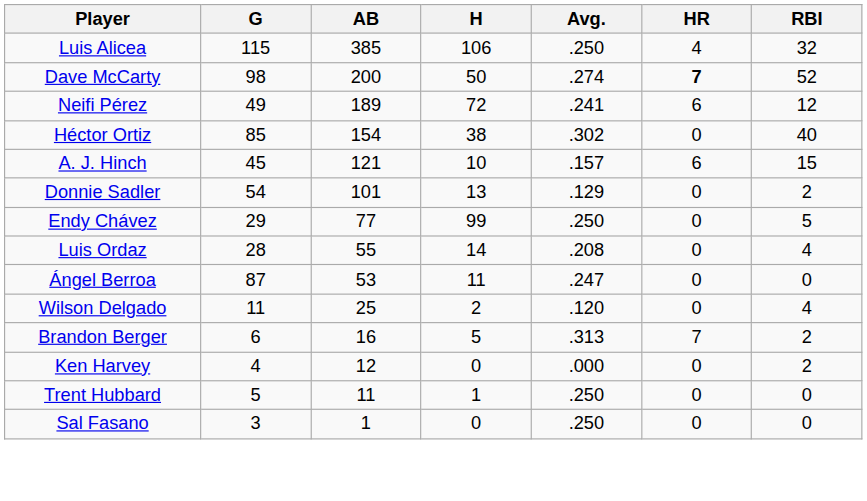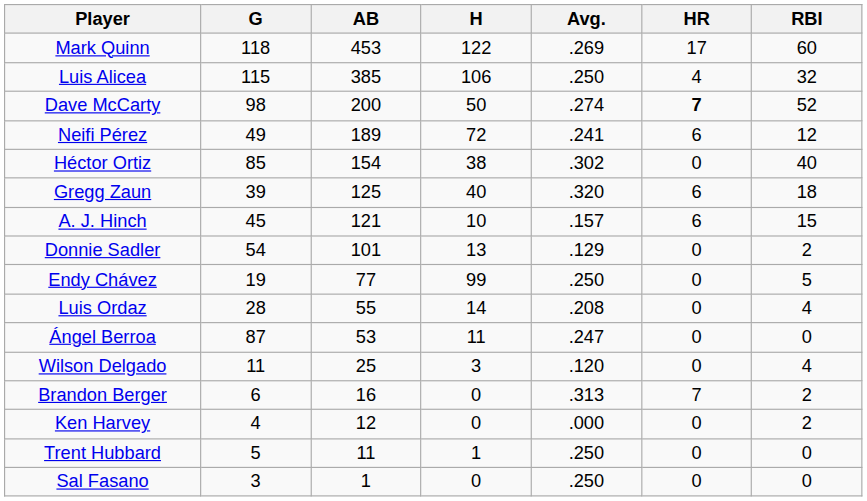+ row: (103, 47)
+ row: (103, 192)
(256, 221) 29 -> (256, 279) 19
(476, 308) 2 -> (476, 366) 3
(476, 337) 5 -> (476, 395) 0
